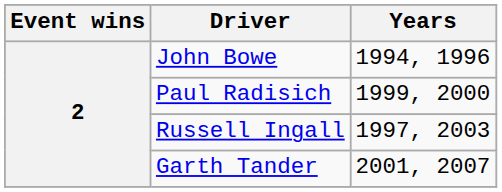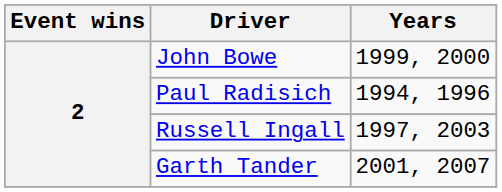(423, 60) 1994, 1996 -> (423, 60) 1999, 2000
(423, 96) 1999, 2000 -> (423, 96) 1994, 1996
